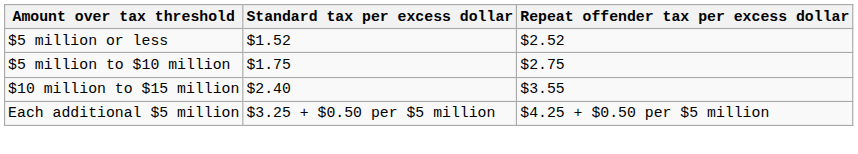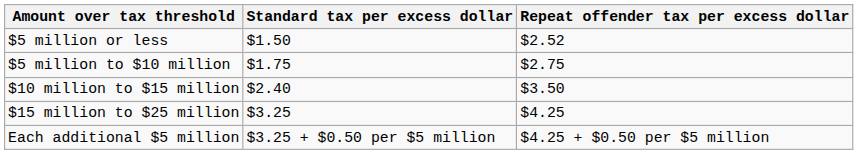(269, 41) $1.52 -> (269, 41) $1.50
(542, 89) $3.55 -> (542, 89) $3.50
+ row: (124, 113)
